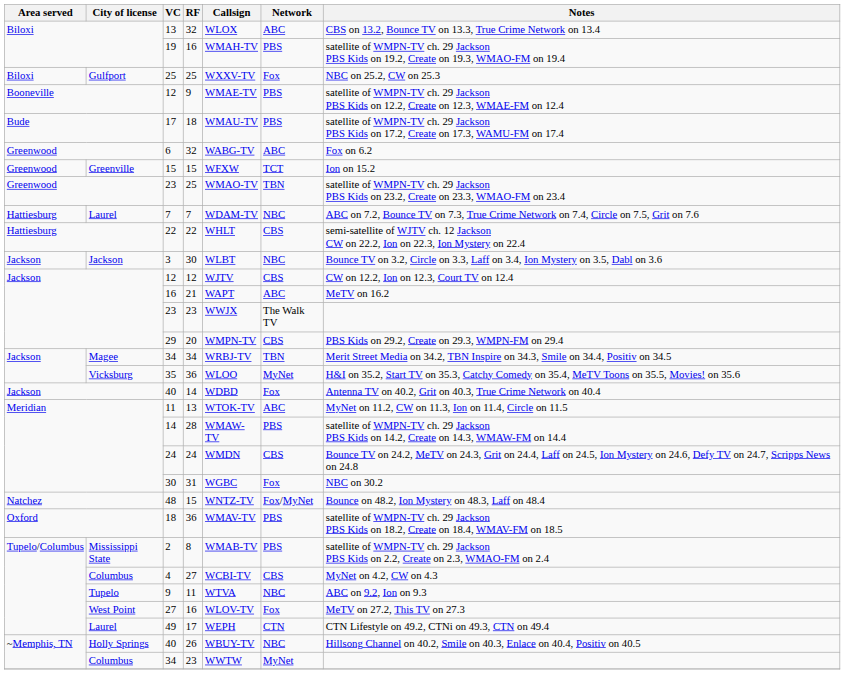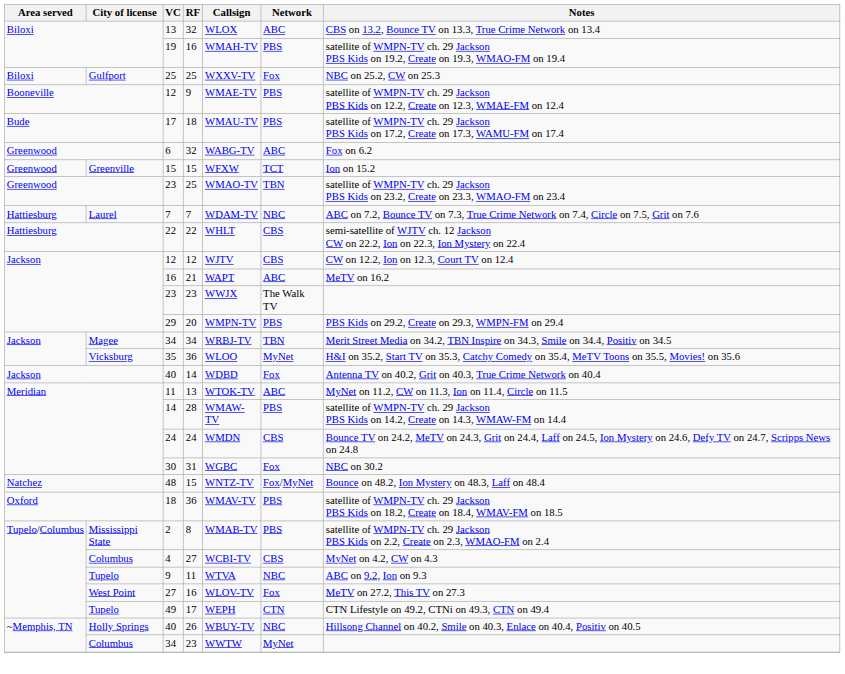- row: (168, 260)
(273, 340) CBS -> (273, 323) PBS
(103, 626) Laurel -> (104, 609) Tupelo
